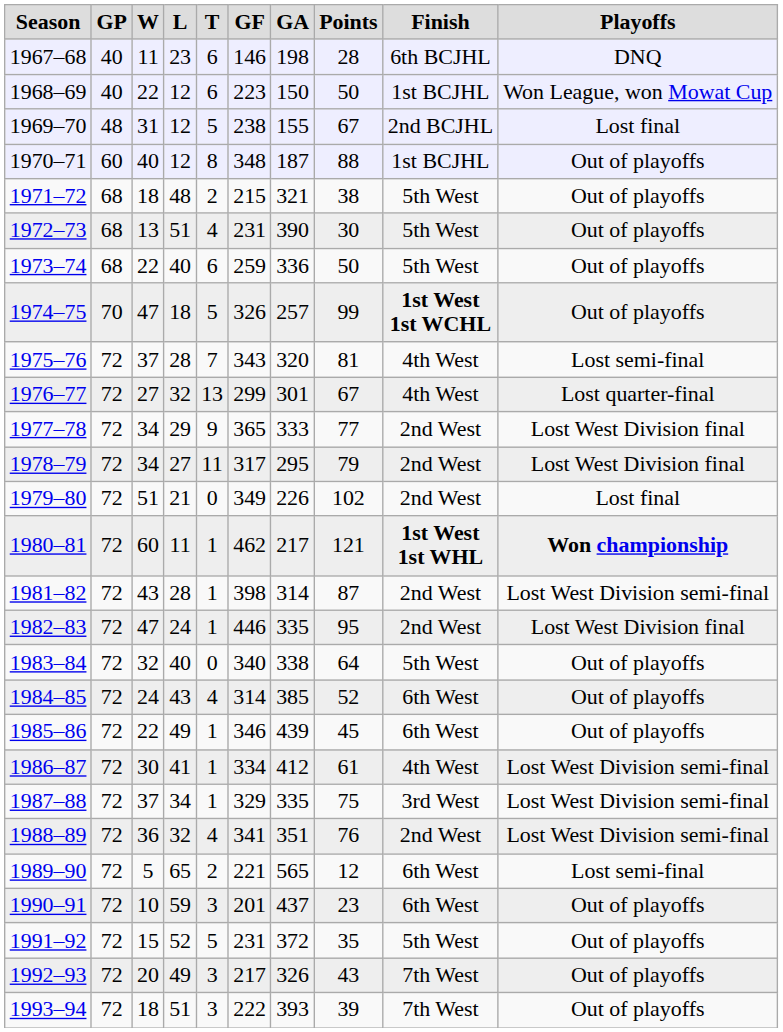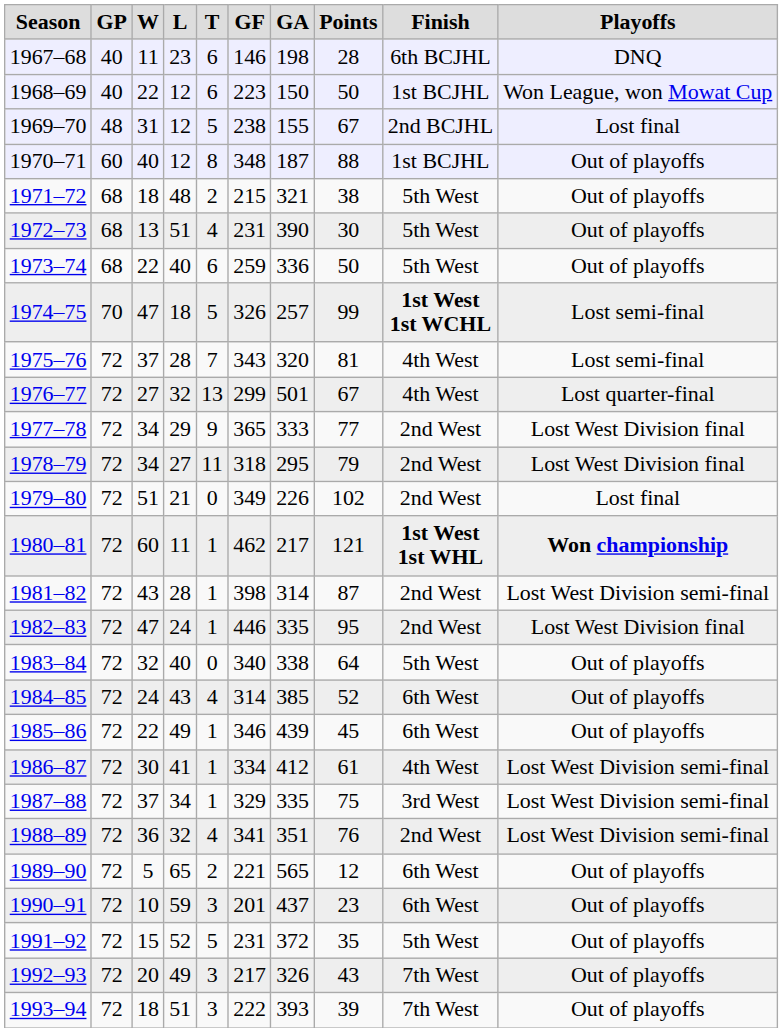(638, 312) Out of playoffs -> (638, 312) Lost semi-final
(293, 394) 301 -> (293, 394) 501
(250, 463) 317 -> (250, 463) 318
(638, 870) Lost semi-final -> (638, 870) Out of playoffs
